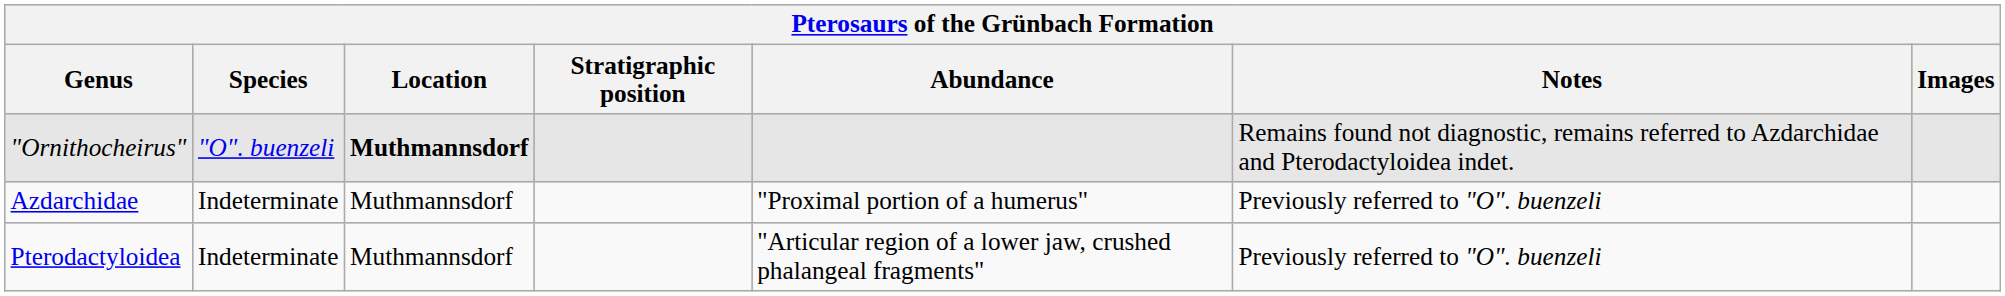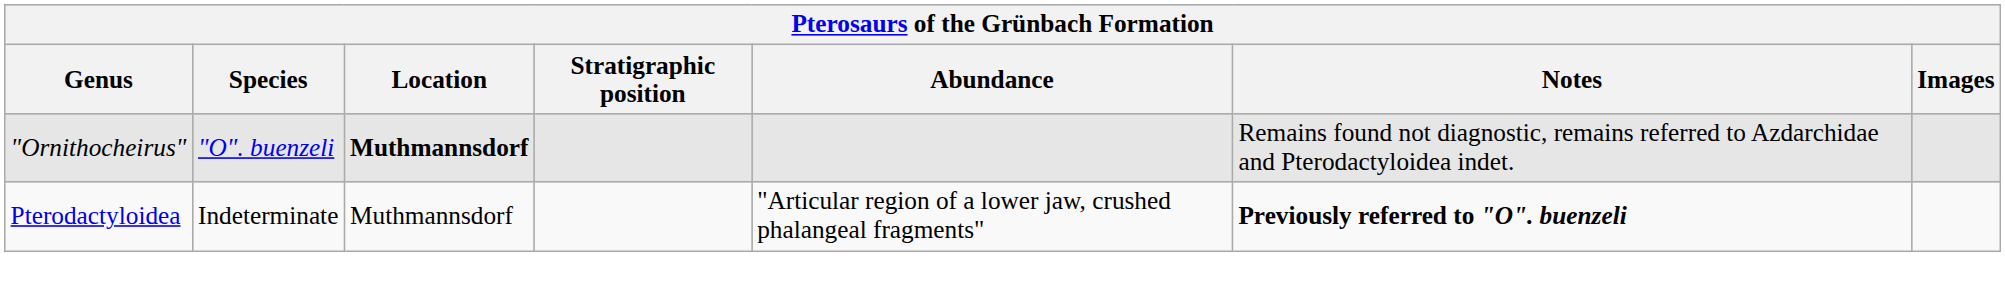- row: (74, 201)
(1420, 256) normal -> (1433, 215) bold
